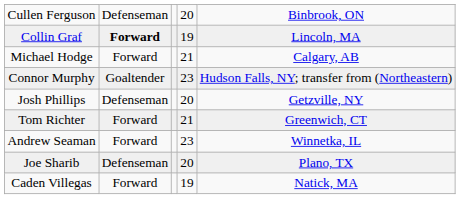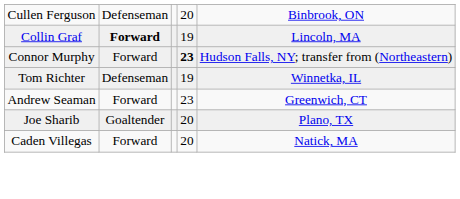- row: (52, 57)
(135, 78) Goaltender -> (135, 57) Forward
(187, 78) normal -> (187, 57) bold
- row: (52, 99)
(135, 120) Forward -> (135, 78) Defenseman
(187, 120) 21 -> (187, 78) 19
(326, 120) Greenwich, CT -> (326, 78) Winnetka, IL
(326, 141) Winnetka, IL -> (326, 99) Greenwich, CT
(135, 162) Defenseman -> (135, 120) Goaltender
(187, 183) 19 -> (187, 141) 20
